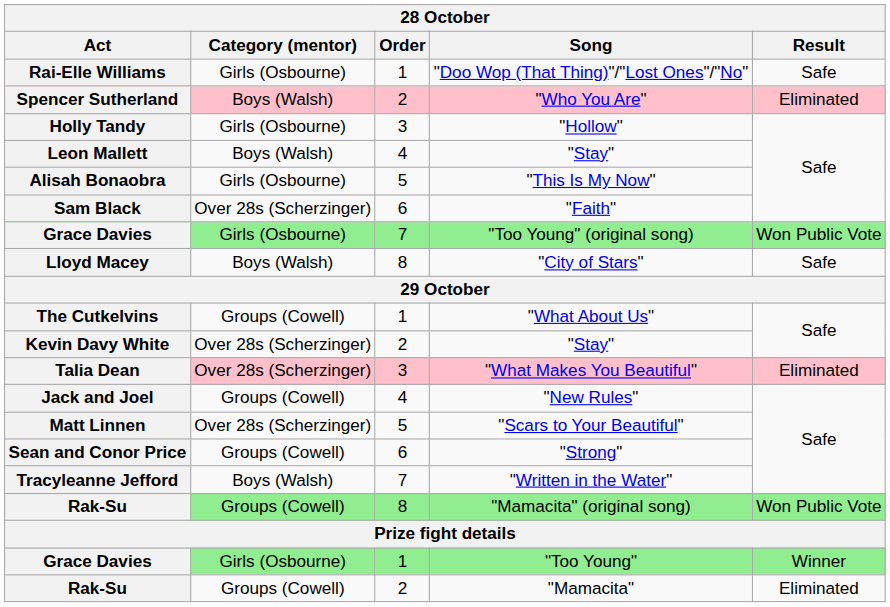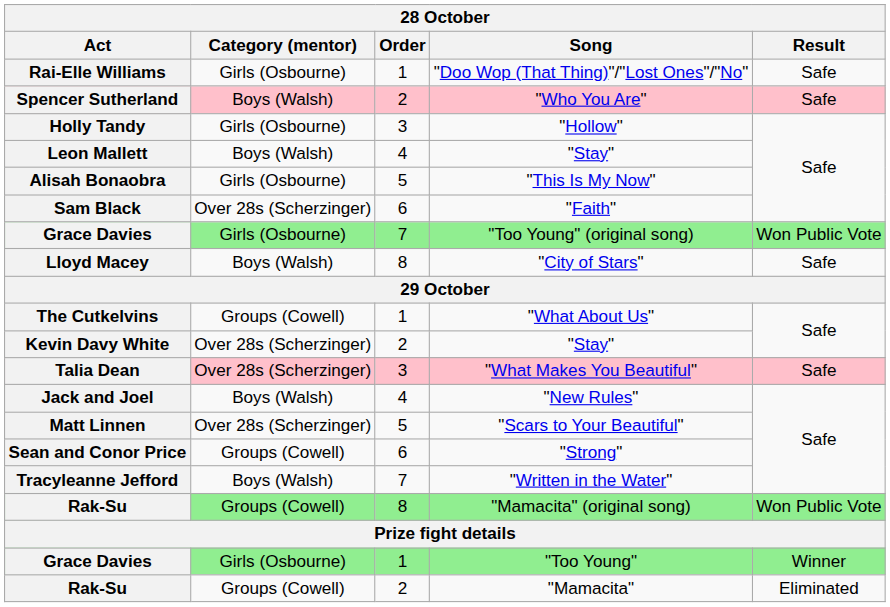(819, 99) Eliminated -> (819, 99) Safe
(819, 371) Eliminated -> (819, 371) Safe
(283, 398) Groups (Cowell) -> (283, 398) Boys (Walsh)
